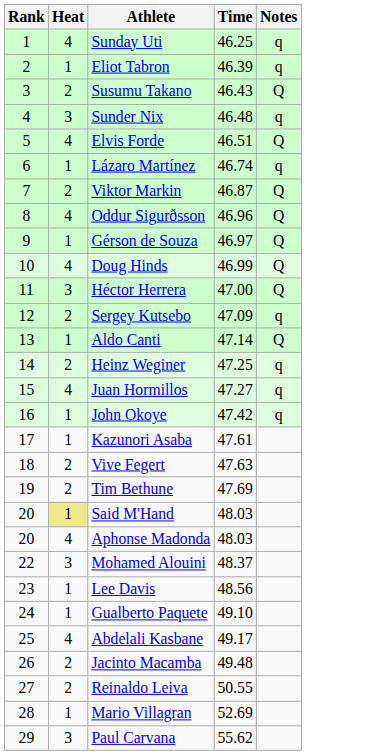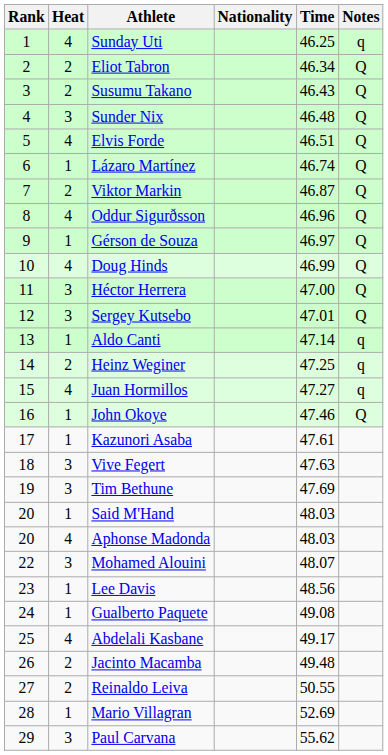+ column: (255, 16)
(68, 66) 1 -> (68, 66) 2
(235, 66) 46.39 -> (317, 66) 46.34
(279, 66) q -> (361, 66) Q
(279, 116) q -> (361, 116) Q
(279, 166) q -> (361, 166) Q
(68, 315) 2 -> (68, 315) 3
(235, 315) 47.09 -> (317, 315) 47.01
(279, 315) q -> (361, 315) Q
(279, 340) Q -> (361, 340) q
(235, 414) 47.42 -> (317, 414) 47.46
(279, 414) q -> (361, 414) Q
(68, 464) 2 -> (68, 464) 3
(68, 489) 2 -> (68, 489) 3
(68, 514) khaki background -> (68, 514) no background
(235, 564) 48.37 -> (317, 564) 48.07
(235, 613) 49.10 -> (317, 613) 49.08
